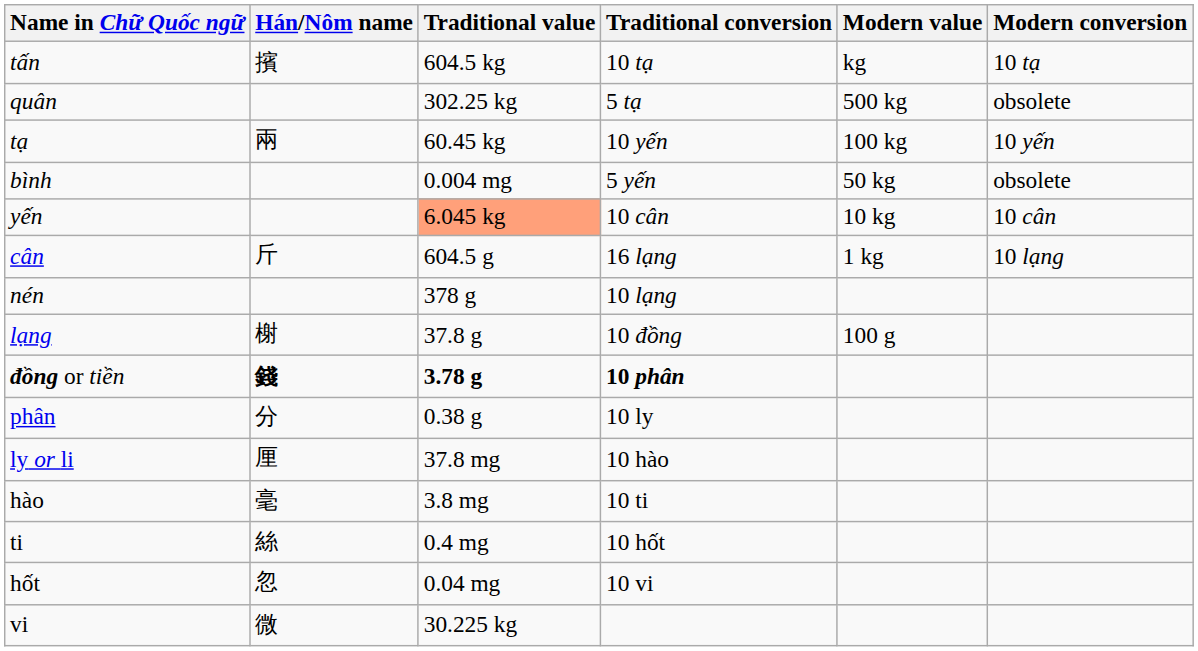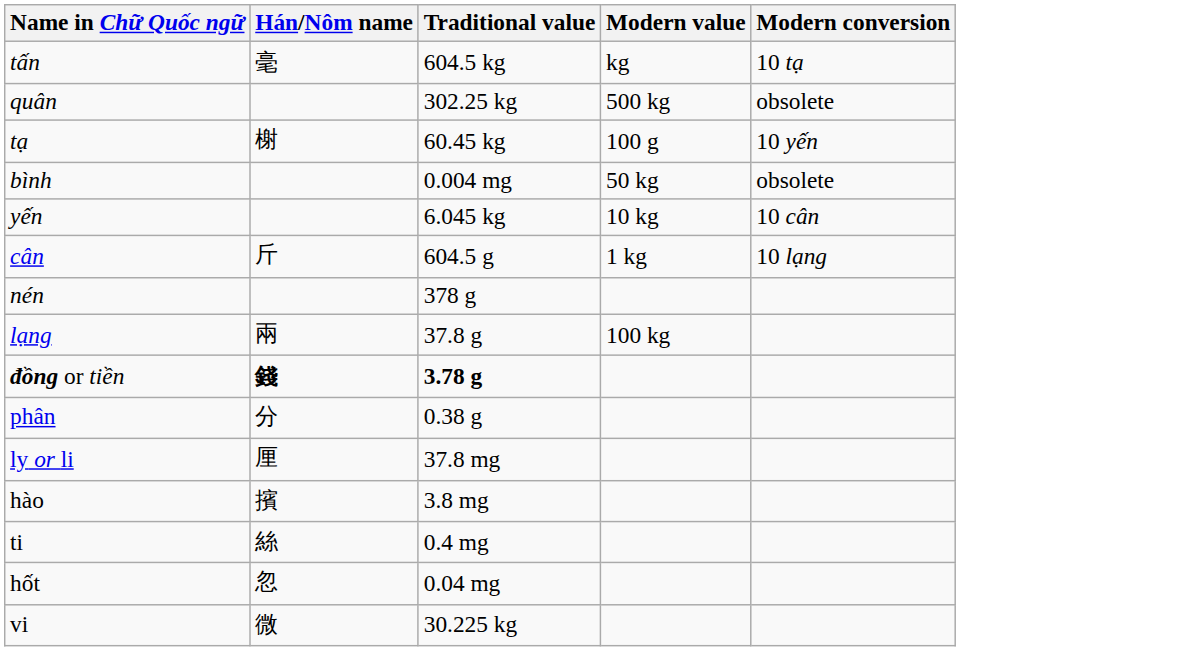- column: (719, 23)
(267, 61) 擯 -> (267, 61) 毫
(267, 140) 兩 -> (267, 140) 榭
(875, 140) 100 kg -> (632, 140) 100 g
(465, 217) lightsalmon background -> (465, 217) no background
(267, 334) 榭 -> (267, 334) 兩
(869, 334) 100 g -> (638, 334) 100 kg
(267, 499) 毫 -> (267, 499) 擯
